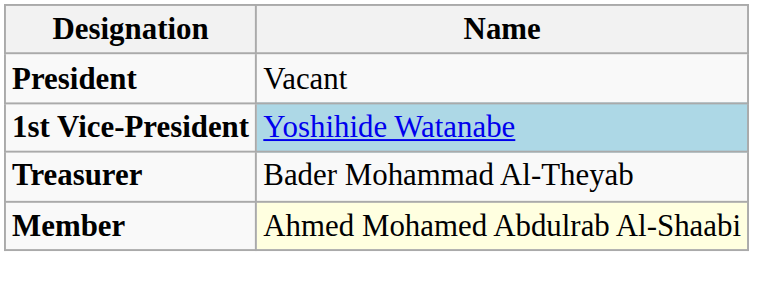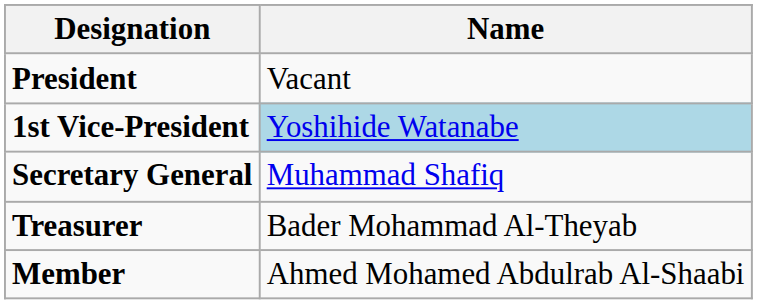+ row: (132, 175)
(502, 224) lightyellow background -> (506, 273) no background
